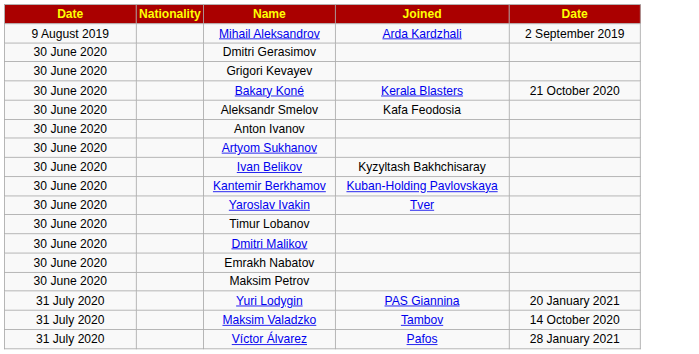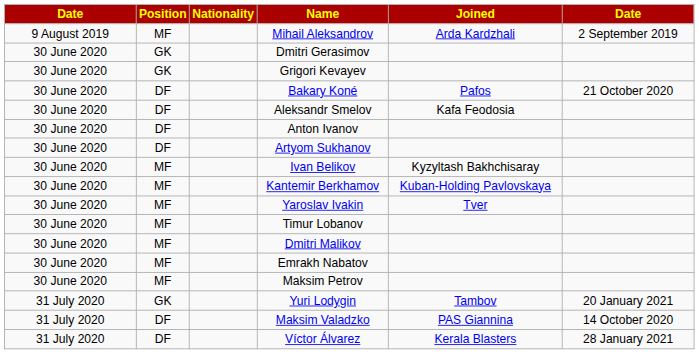+ column: (163, 14)
(422, 91) Kerala Blasters -> (475, 91) Pafos
(422, 301) PAS Giannina -> (475, 301) Tambov
(422, 320) Tambov -> (475, 320) PAS Giannina
(422, 339) Pafos -> (475, 339) Kerala Blasters
